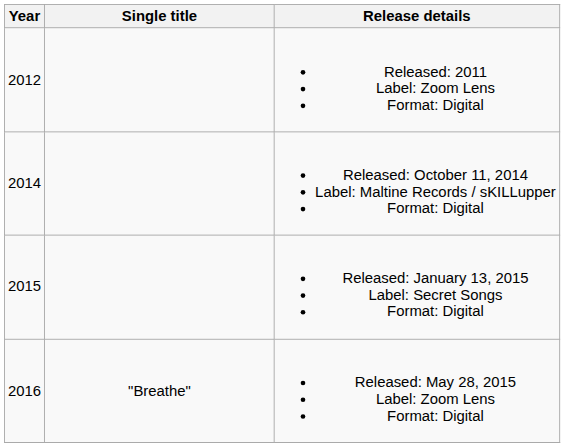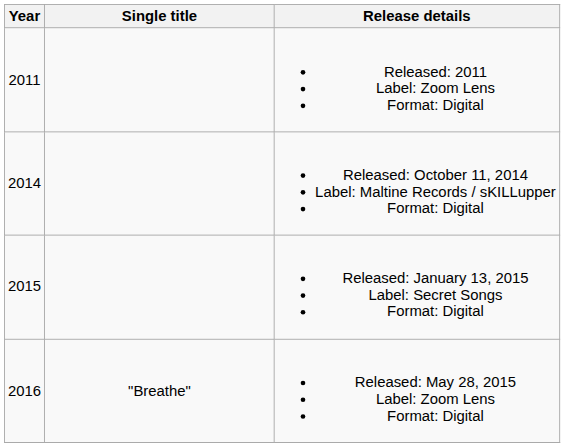(24, 79) 2012 -> (24, 79) 2011
